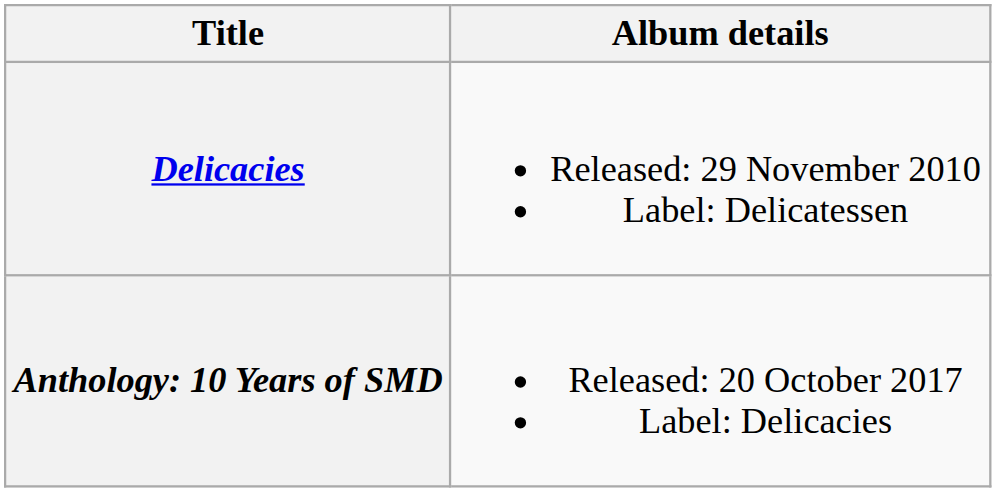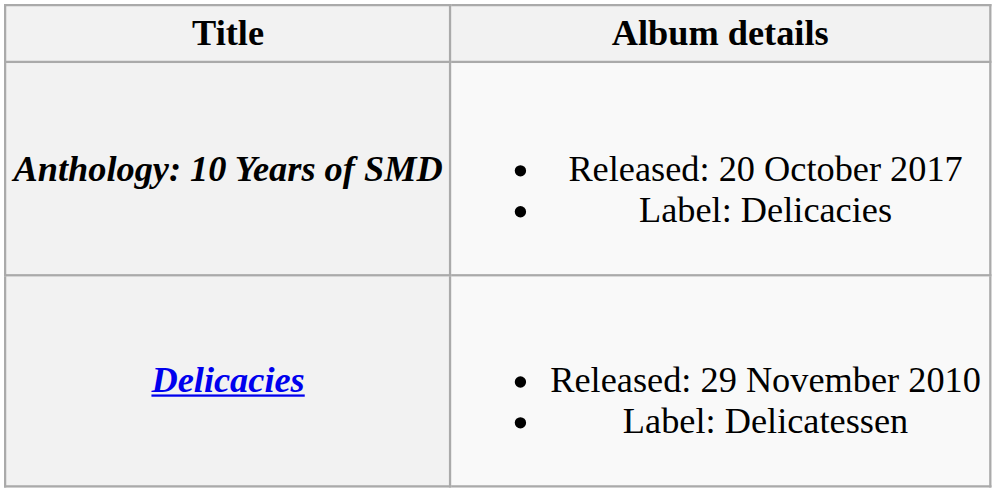rows swapped: (228, 168) <-> (228, 380)
